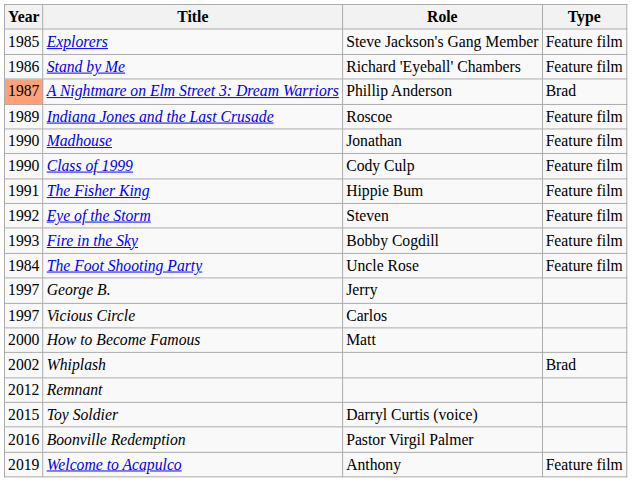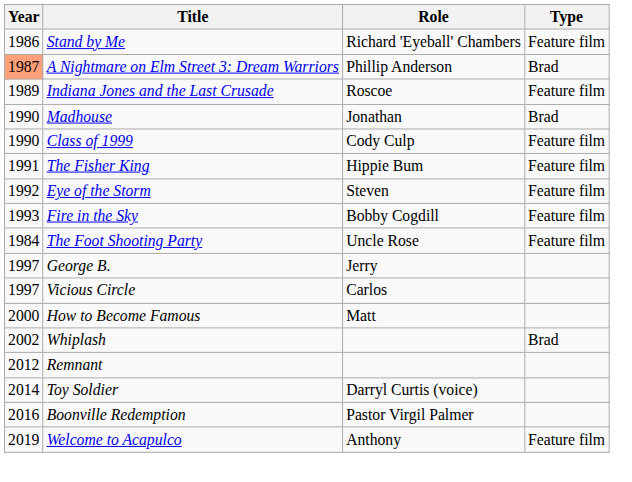- row: (77, 41)
(584, 141) Feature film -> (543, 116) Brad
(24, 414) 2015 -> (24, 389) 2014
